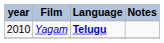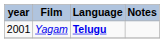(19, 29) 2010 -> (19, 29) 2001
